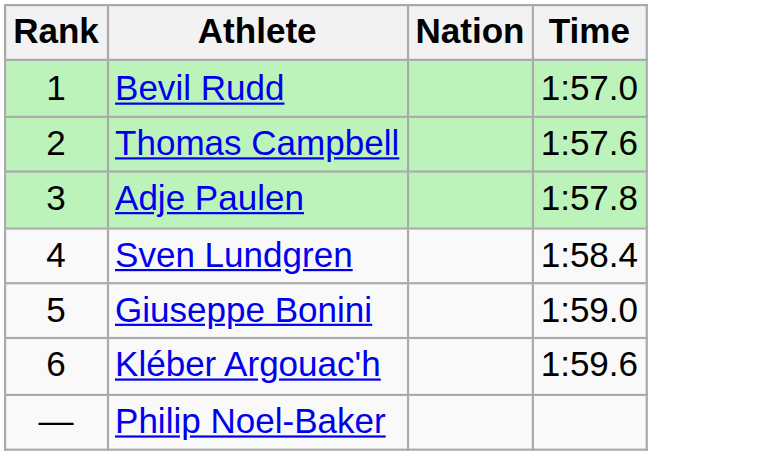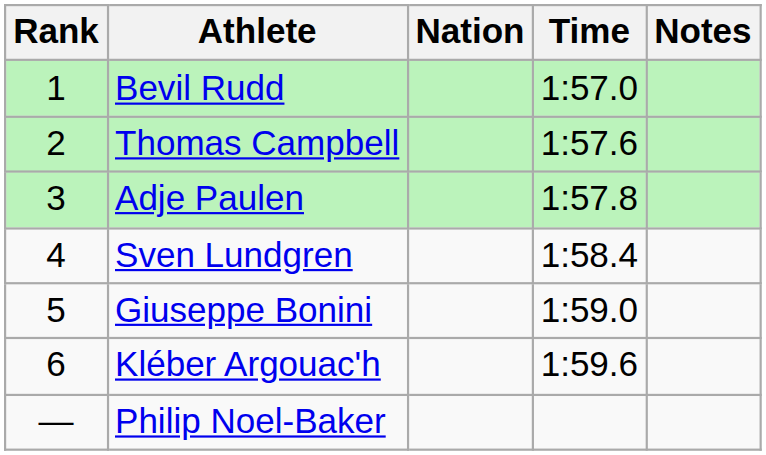+ column: (703, 32)
